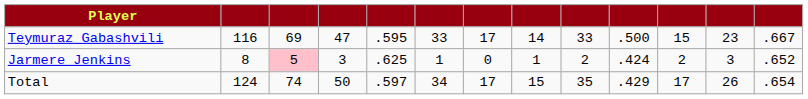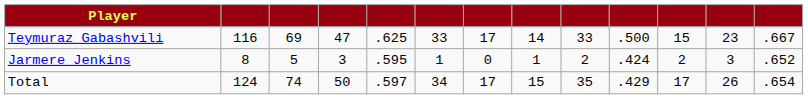(391, 38) .595 -> (391, 38) .625
(294, 60) pink background -> (294, 60) no background
(391, 60) .625 -> (391, 60) .595
